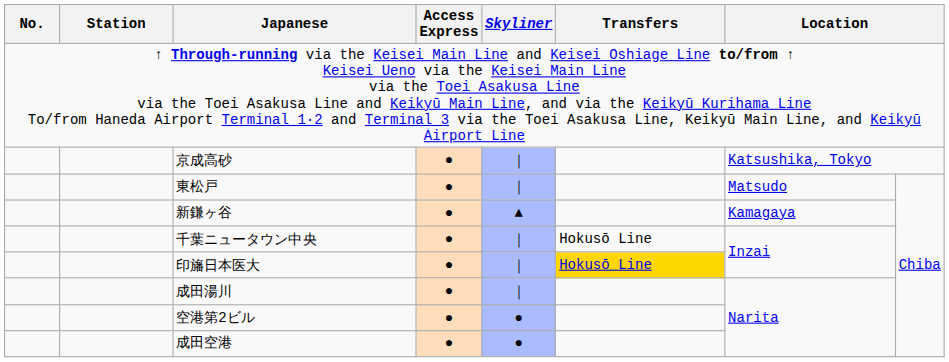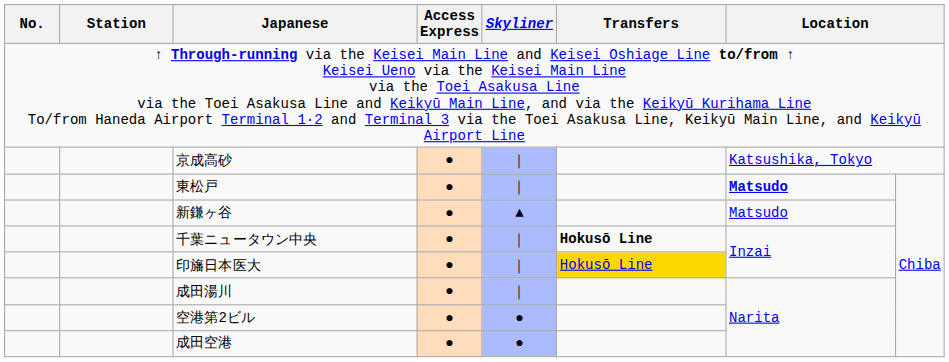(758, 187) normal -> (758, 187) bold
(762, 213) Kamagaya -> (758, 213) Matsudo
(606, 239) normal -> (606, 239) bold
